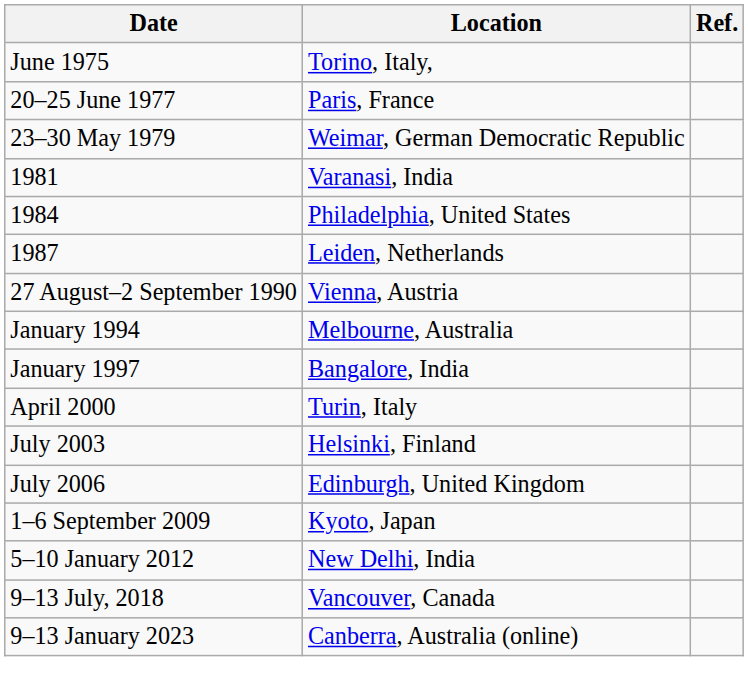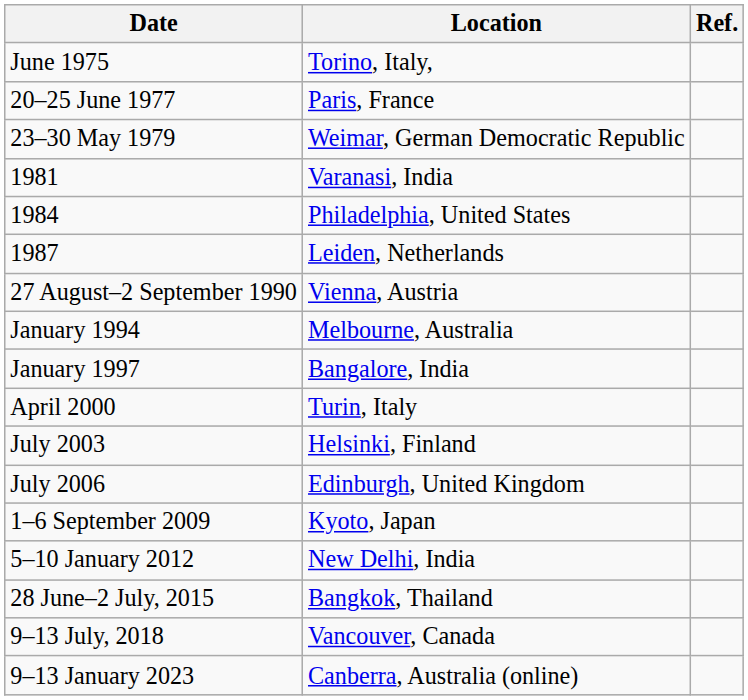+ row: (112, 598)
